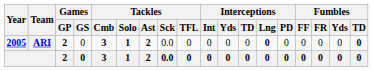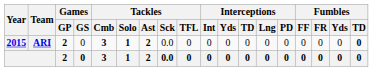(16, 43) 2005 -> (16, 43) 2015
(267, 43) bold -> (267, 43) normal
